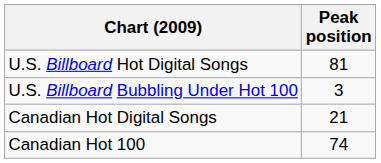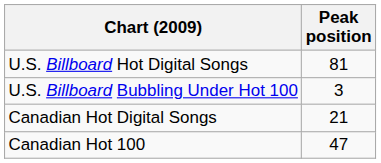(339, 144) 74 -> (339, 144) 47
